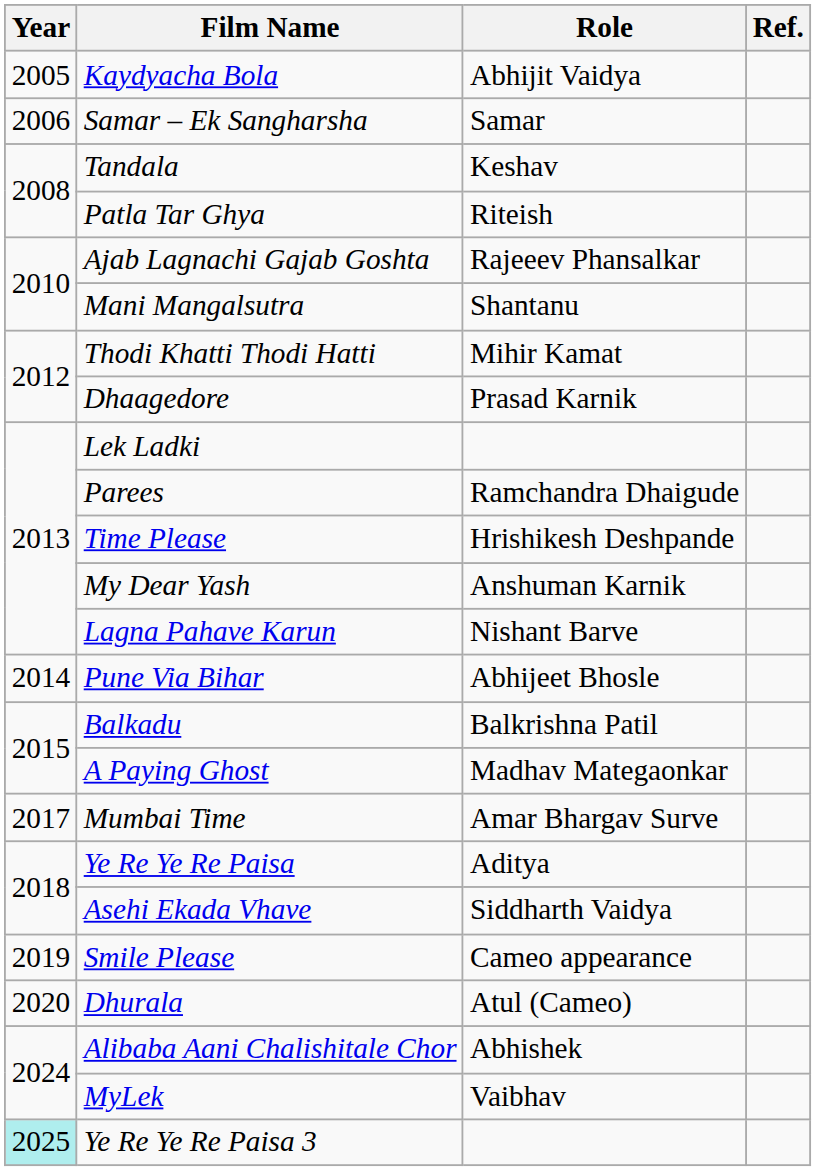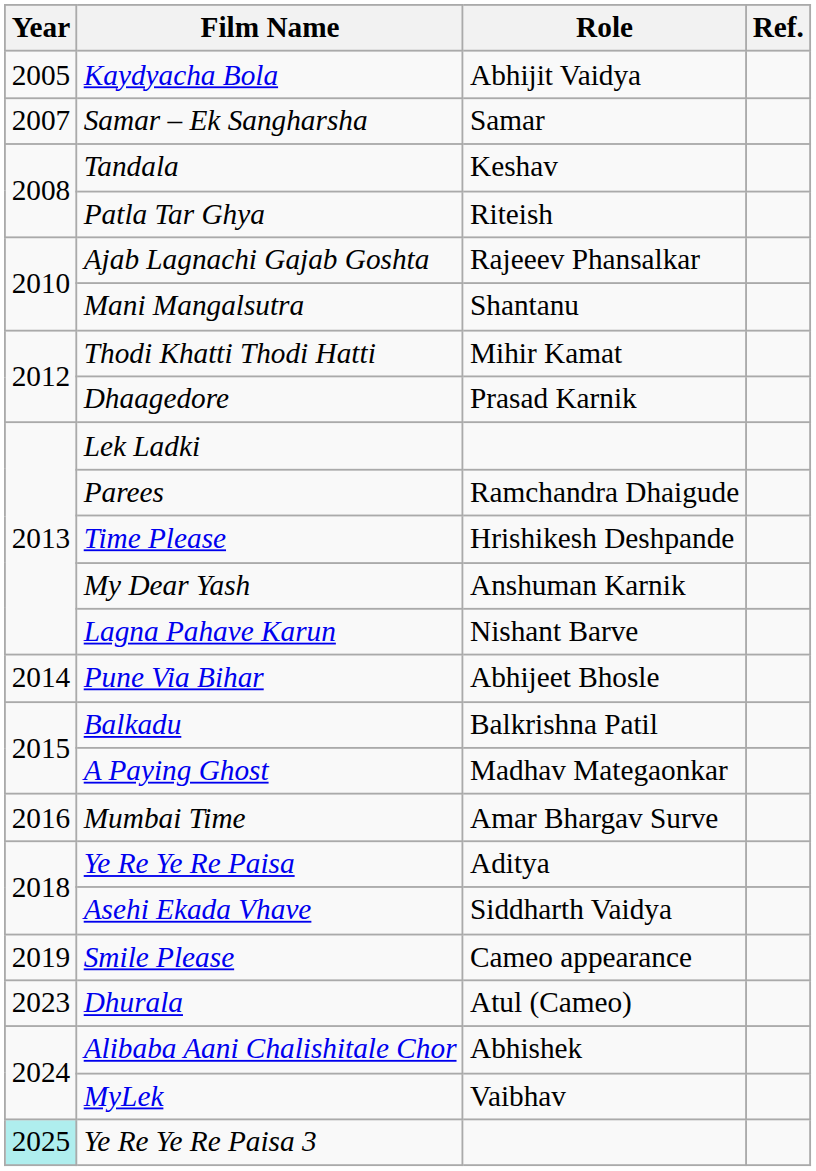(41, 120) 2006 -> (41, 120) 2007
(41, 817) 2017 -> (41, 817) 2016
(41, 1002) 2020 -> (41, 1002) 2023
